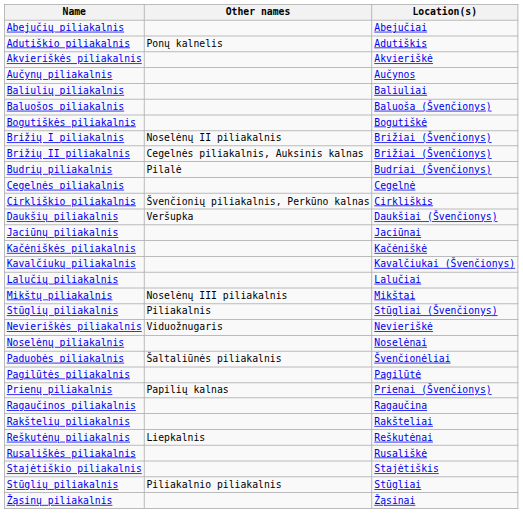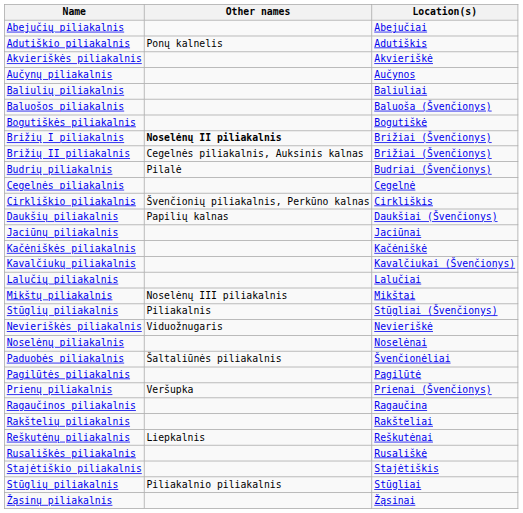(214, 139) normal -> (214, 139) bold
(170, 217) Veršupka -> (188, 217) Papilių kalnas
(188, 391) Papilių kalnas -> (170, 391) Veršupka
